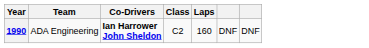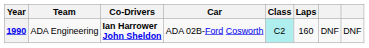+ column: (215, 12)
(178, 31) no background -> (280, 31) paleturquoise background
